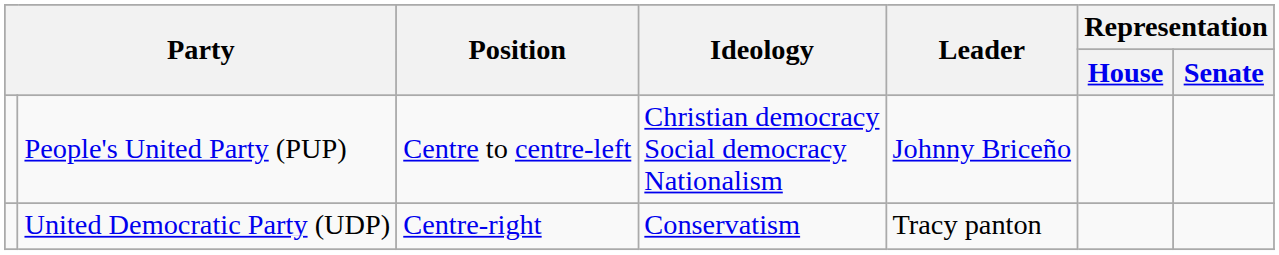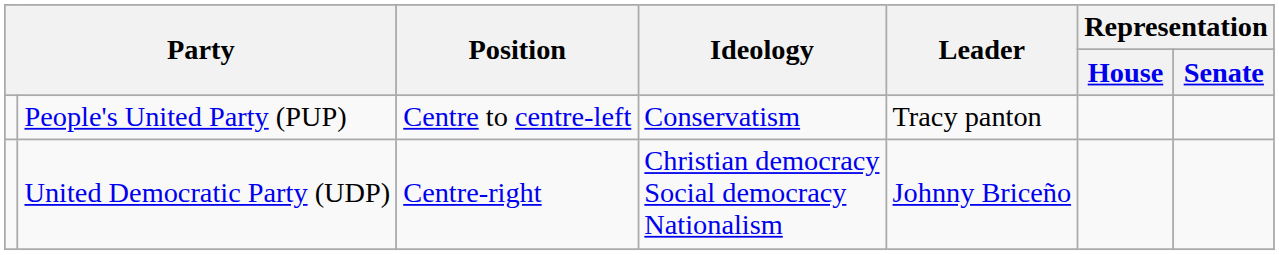(762, 148) Christian democracy Social democracy Nationalism -> (722, 116) Conservatism
(982, 148) Johnny Briceño -> (967, 116) Tracy panton
(722, 225) Conservatism -> (762, 193) Christian democracy Social democracy Nationalism
(967, 225) Tracy panton -> (982, 193) Johnny Briceño
